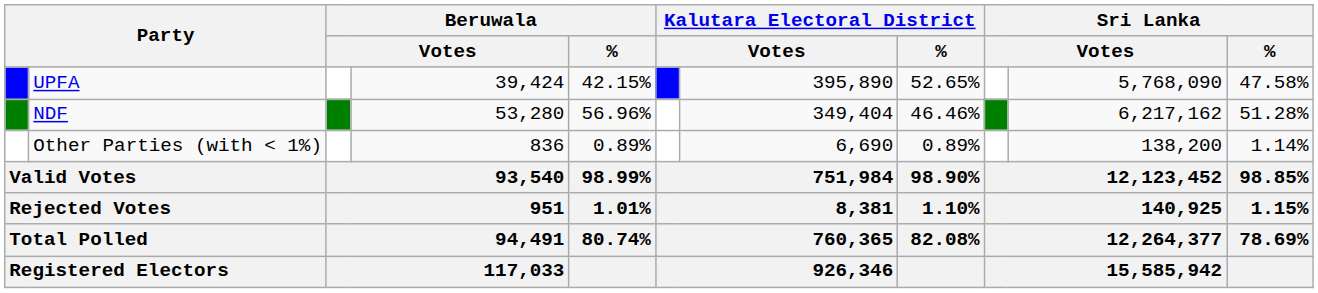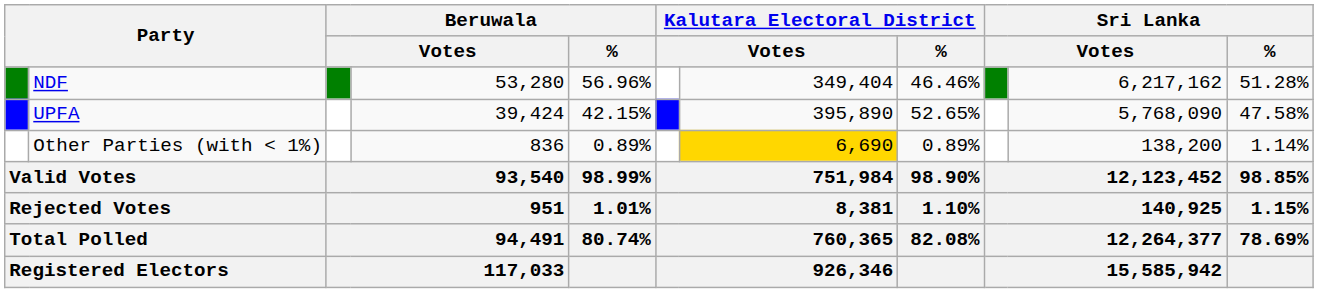rows swapped: (51, 114) <-> (56, 83)
(864, 146) no background -> (864, 146) gold background
